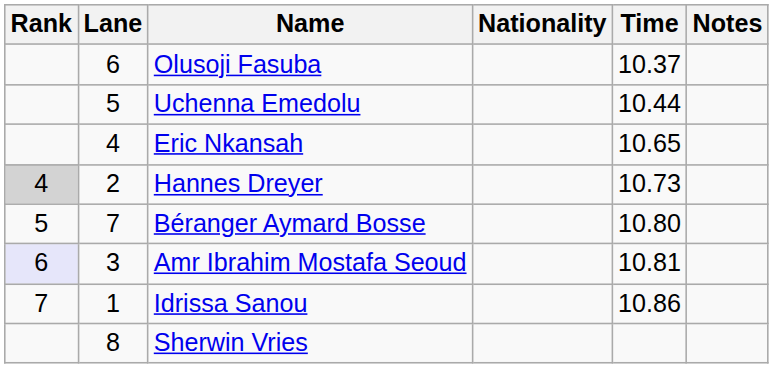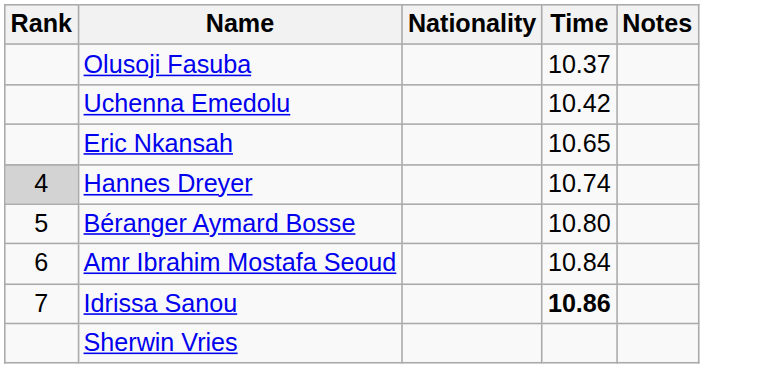- column: (113, 24)
(650, 104) 10.44 -> (579, 104) 10.42
(650, 183) 10.73 -> (579, 183) 10.74
(41, 263) lavender background -> (41, 263) no background
(650, 263) 10.81 -> (579, 263) 10.84
(650, 303) normal -> (579, 303) bold
